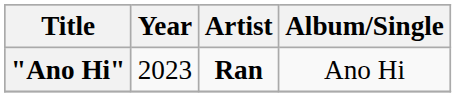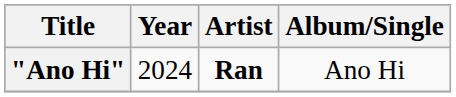(165, 69) 2023 -> (165, 69) 2024
